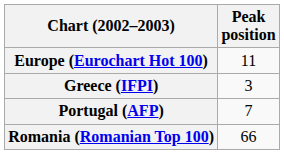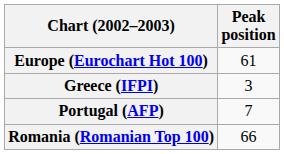(249, 60) 11 -> (249, 60) 61
